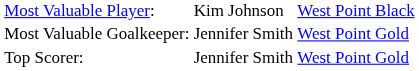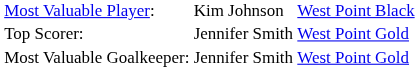rows swapped: (97, 34) <-> (44, 57)
